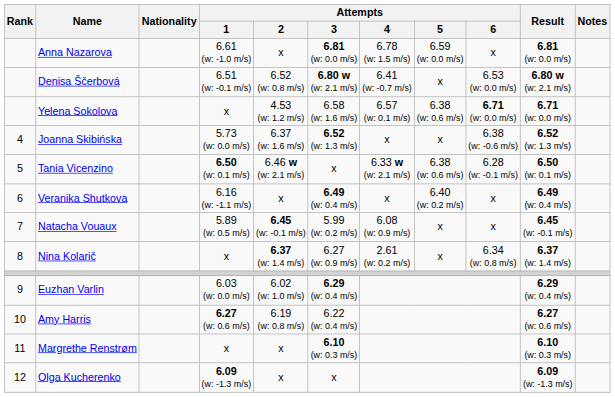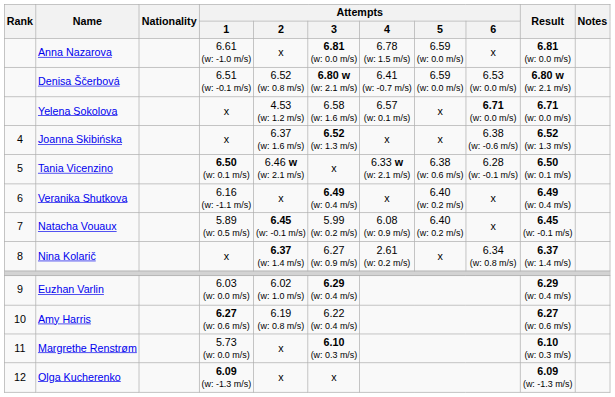(440, 82) x -> (440, 82) 6.59 (w: 0.0 m/s)
(440, 111) 6.38 (w: 0.6 m/s) -> (440, 111) x
(226, 140) 5.73 (w: 0.0 m/s) -> (226, 140) x
(440, 227) x -> (440, 227) 6.40 (w: 0.2 m/s)
(226, 348) x -> (226, 348) 5.73 (w: 0.0 m/s)
